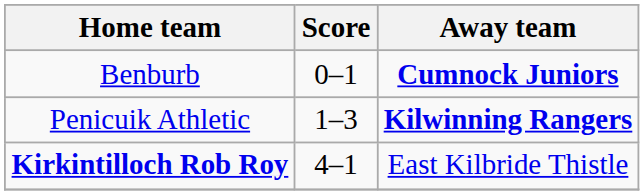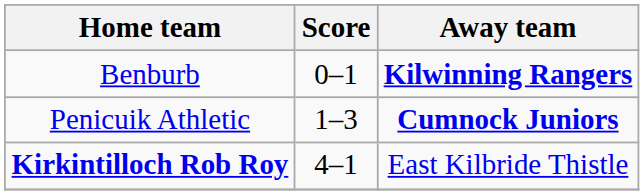(508, 73) Cumnock Juniors -> (508, 73) Kilwinning Rangers
(508, 119) Kilwinning Rangers -> (508, 119) Cumnock Juniors
